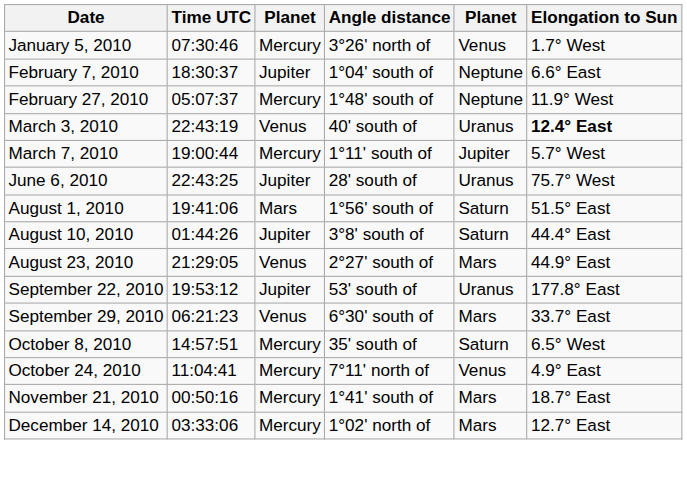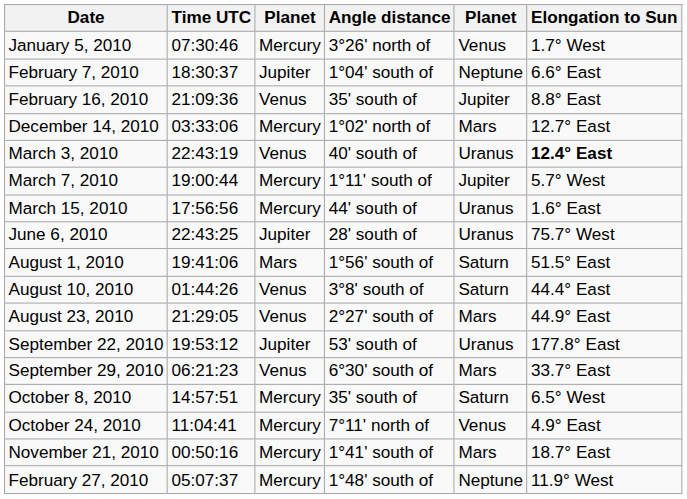+ row: (78, 99)
rows swapped: (78, 99) <-> (84, 425)
+ row: (68, 208)
(285, 235) Jupiter -> (283, 289) Venus
